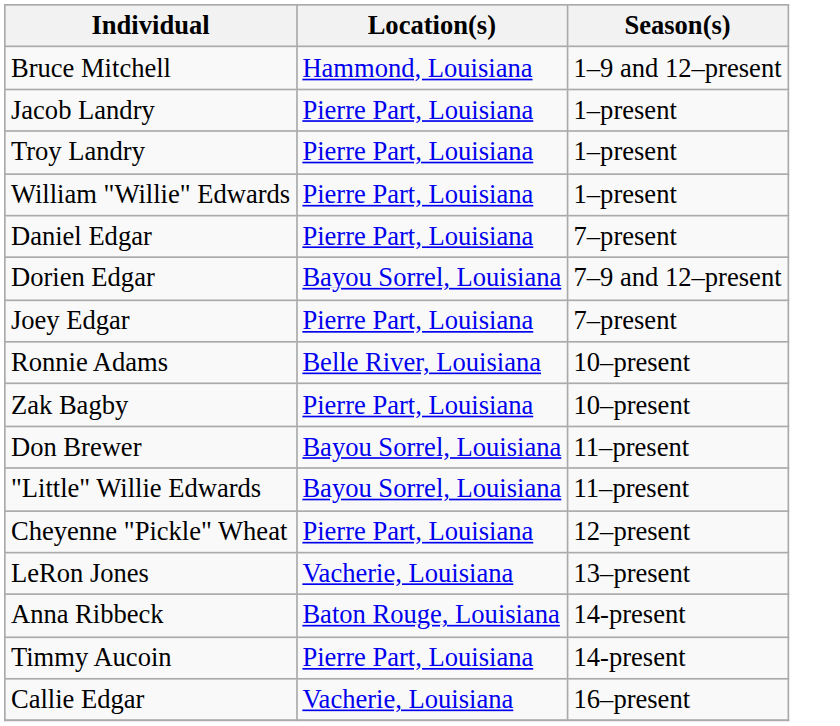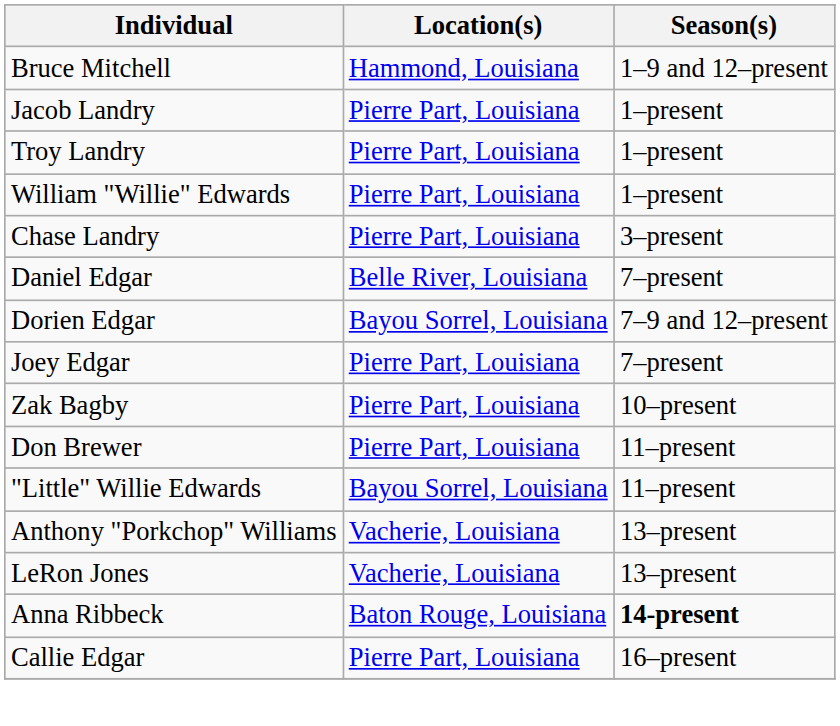+ row: (85, 236)
(418, 236) Pierre Part, Louisiana -> (468, 278) Belle River, Louisiana
- row: (90, 362)
(432, 446) Bayou Sorrel, Louisiana -> (464, 446) Pierre Part, Louisiana
- row: (149, 531)
+ row: (174, 531)
(630, 615) normal -> (679, 615) bold
- row: (91, 657)
(408, 699) Vacherie, Louisiana -> (464, 657) Pierre Part, Louisiana
